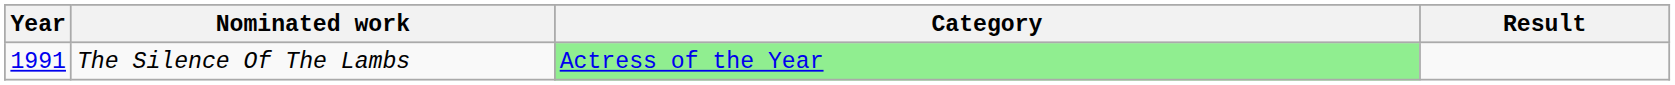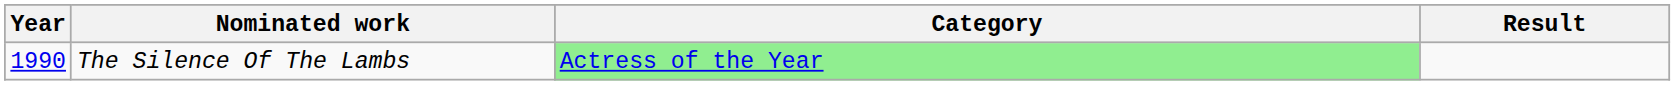(38, 61) 1991 -> (38, 61) 1990
